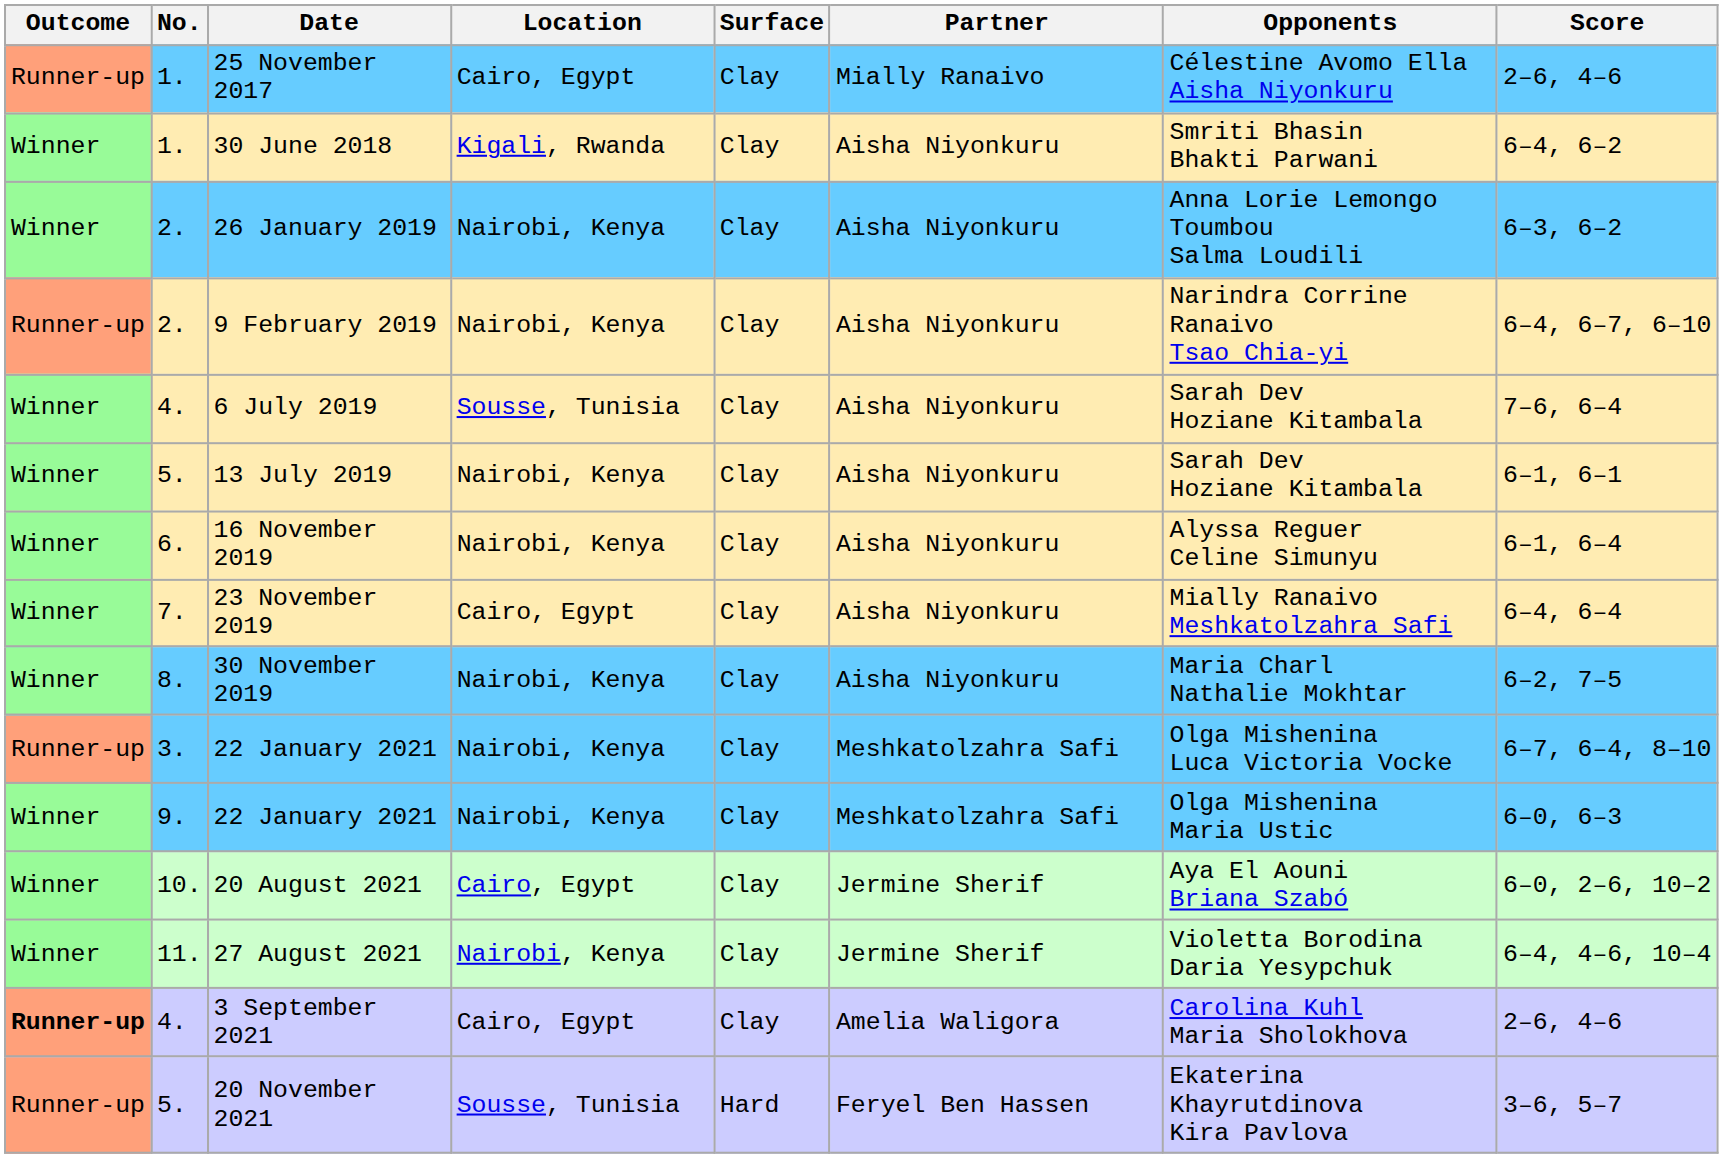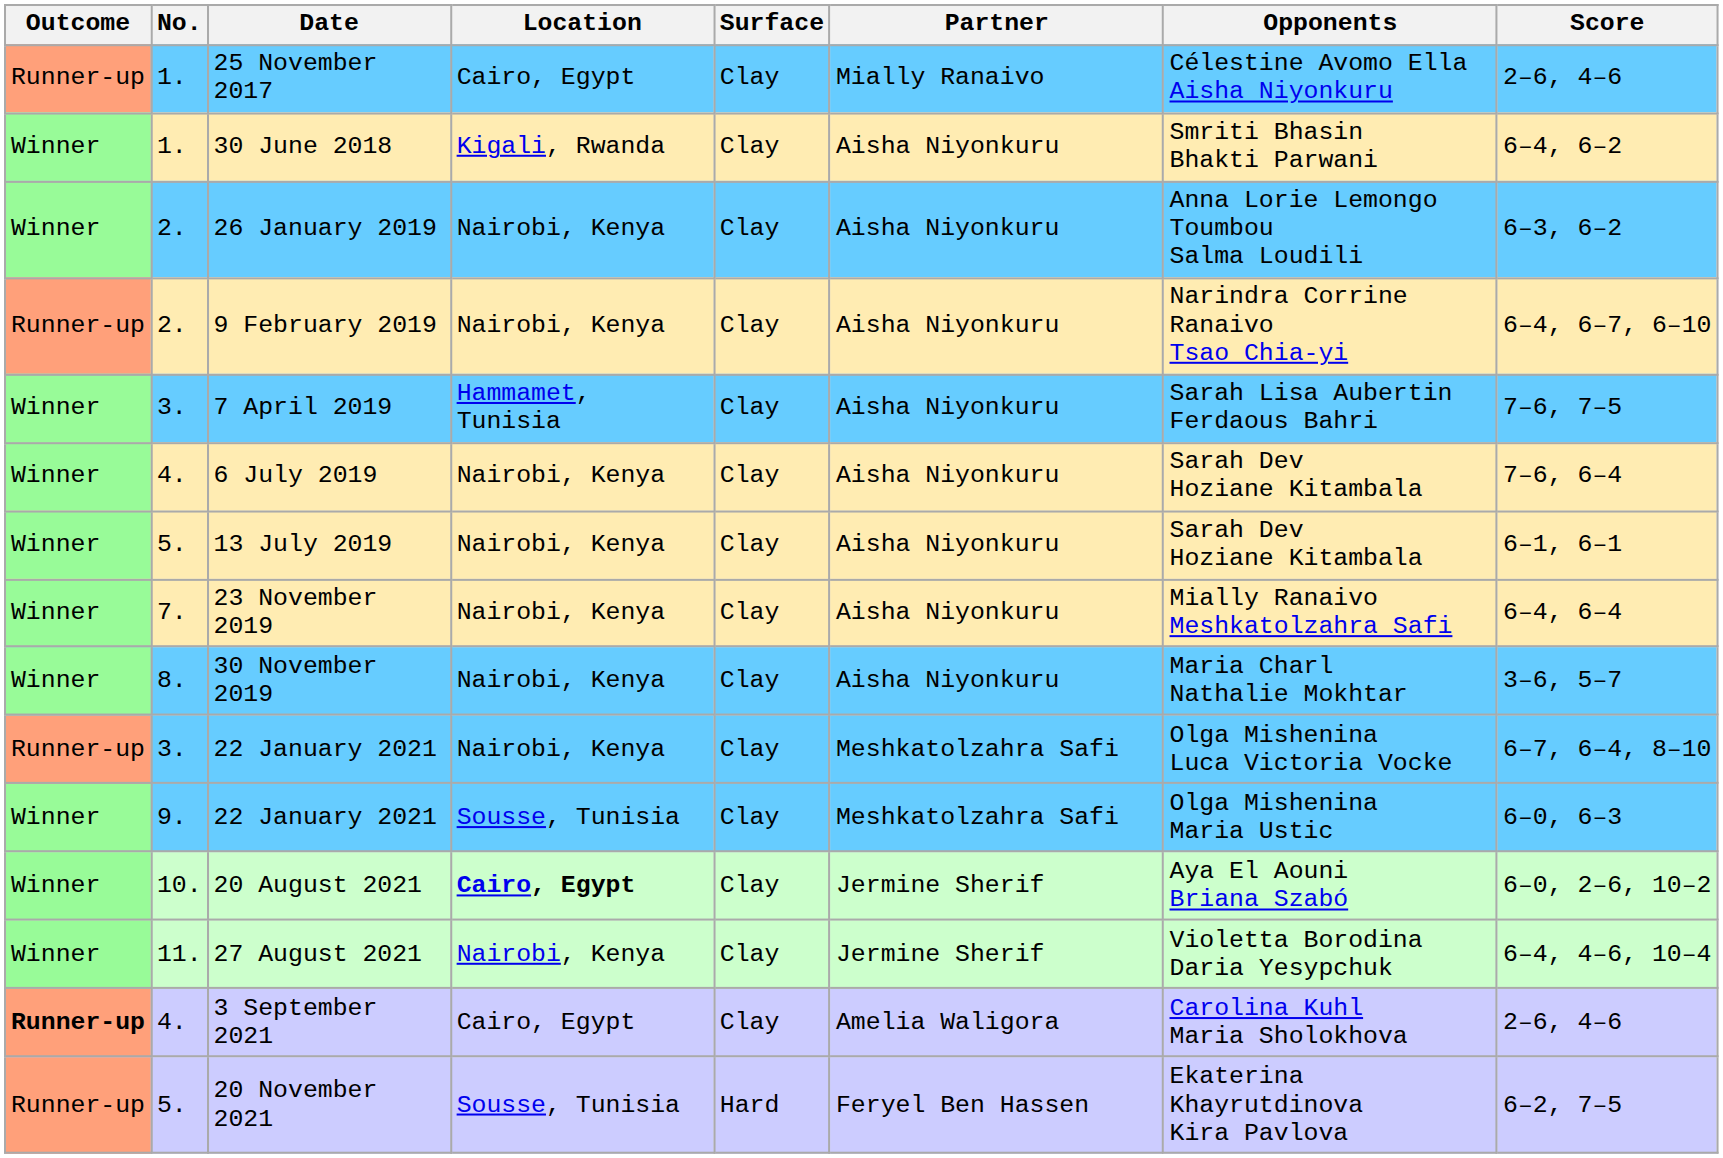+ row: (172, 409)
(568, 409) Sousse, Tunisia -> (561, 477) Nairobi, Kenya
- row: (172, 545)
(546, 613) Cairo, Egypt -> (561, 613) Nairobi, Kenya
(1563, 682) 6–2, 7–5 -> (1563, 682) 3–6, 5–7
(561, 818) Nairobi, Kenya -> (568, 818) Sousse, Tunisia
(546, 886) normal -> (546, 886) bold
(1563, 1105) 3–6, 5–7 -> (1563, 1105) 6–2, 7–5
